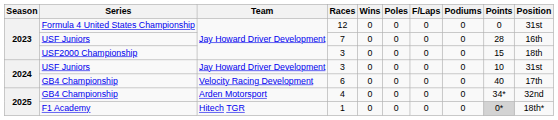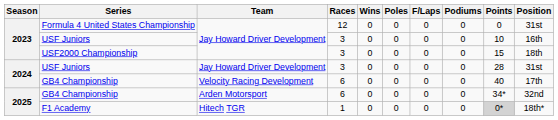(342, 39) 7 -> (342, 39) 3
(499, 39) 28 -> (499, 39) 10
(499, 67) 10 -> (499, 67) 28
(342, 95) 4 -> (342, 95) 6
